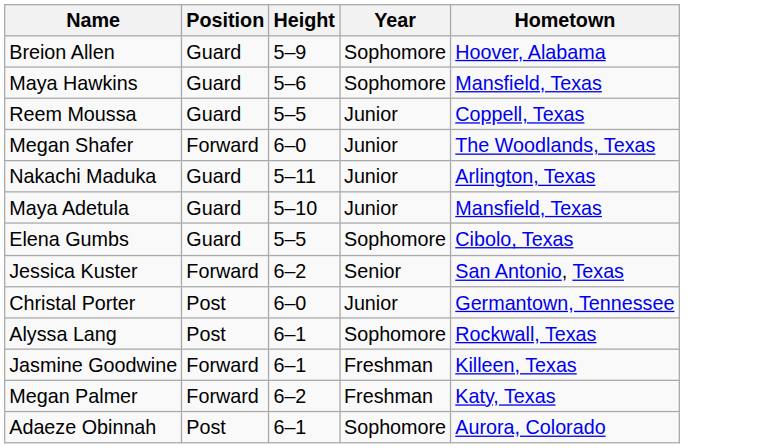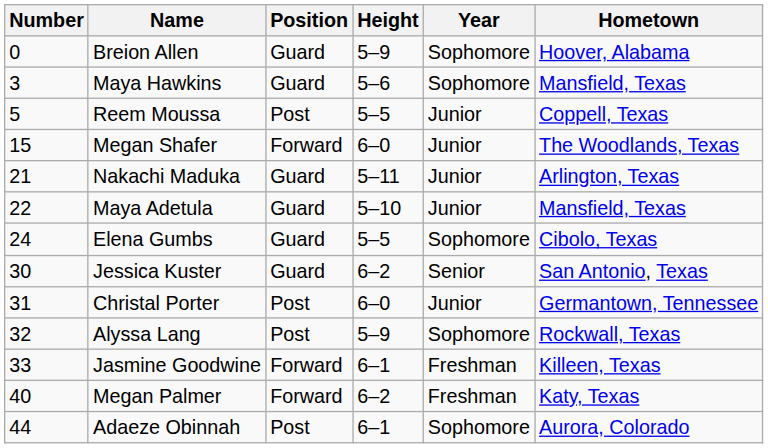+ column: (47, 20)
(214, 114) Guard -> (290, 114) Post
(223, 271) Forward -> (298, 271) Guard
(290, 333) 6–1 -> (374, 333) 5–9
